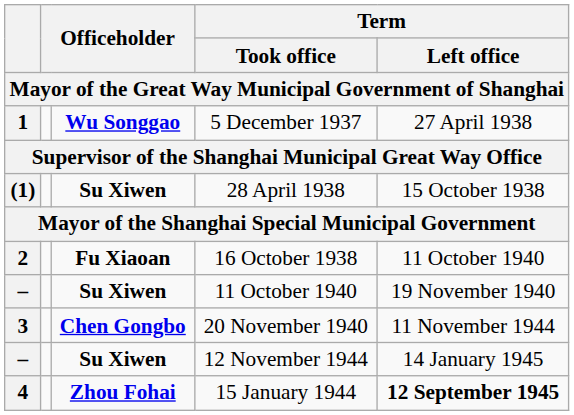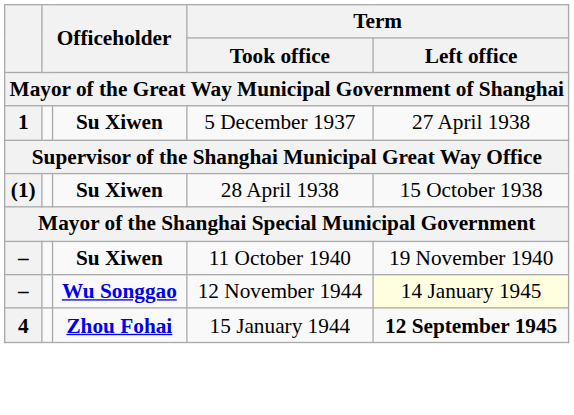(123, 122) Wu Songgao -> (119, 122) Su Xiwen
- row: (286, 257)
- row: (286, 325)
(123, 358) Su Xiwen -> (119, 291) Wu Songgao
(473, 358) no background -> (471, 291) lightyellow background
